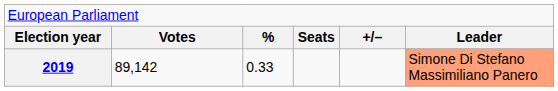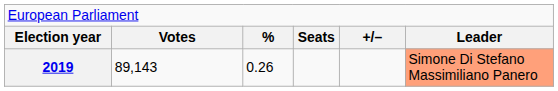(136, 67) 89,142 -> (136, 67) 89,143
(260, 67) 0.33 -> (260, 67) 0.26
